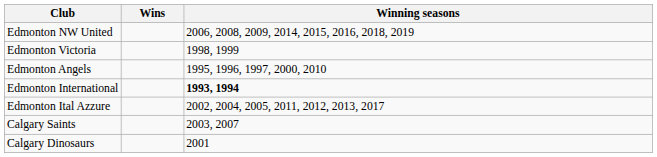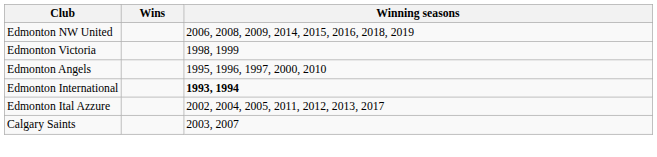- row: (51, 143)
